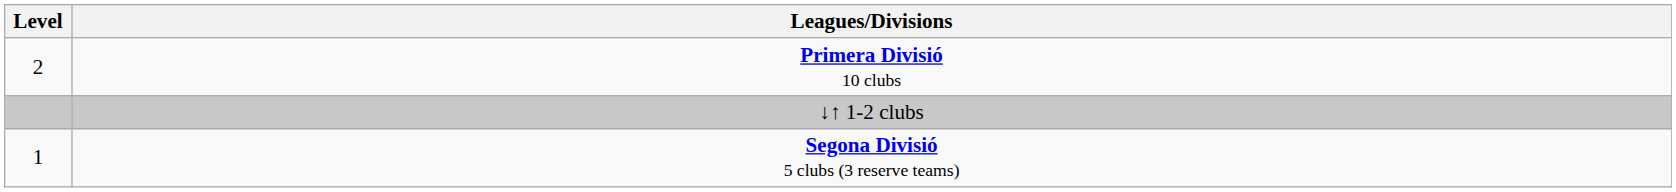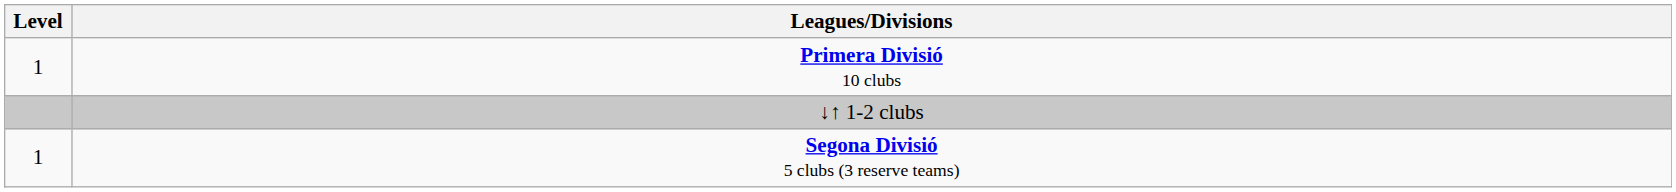(38, 66) 2 -> (38, 66) 1
